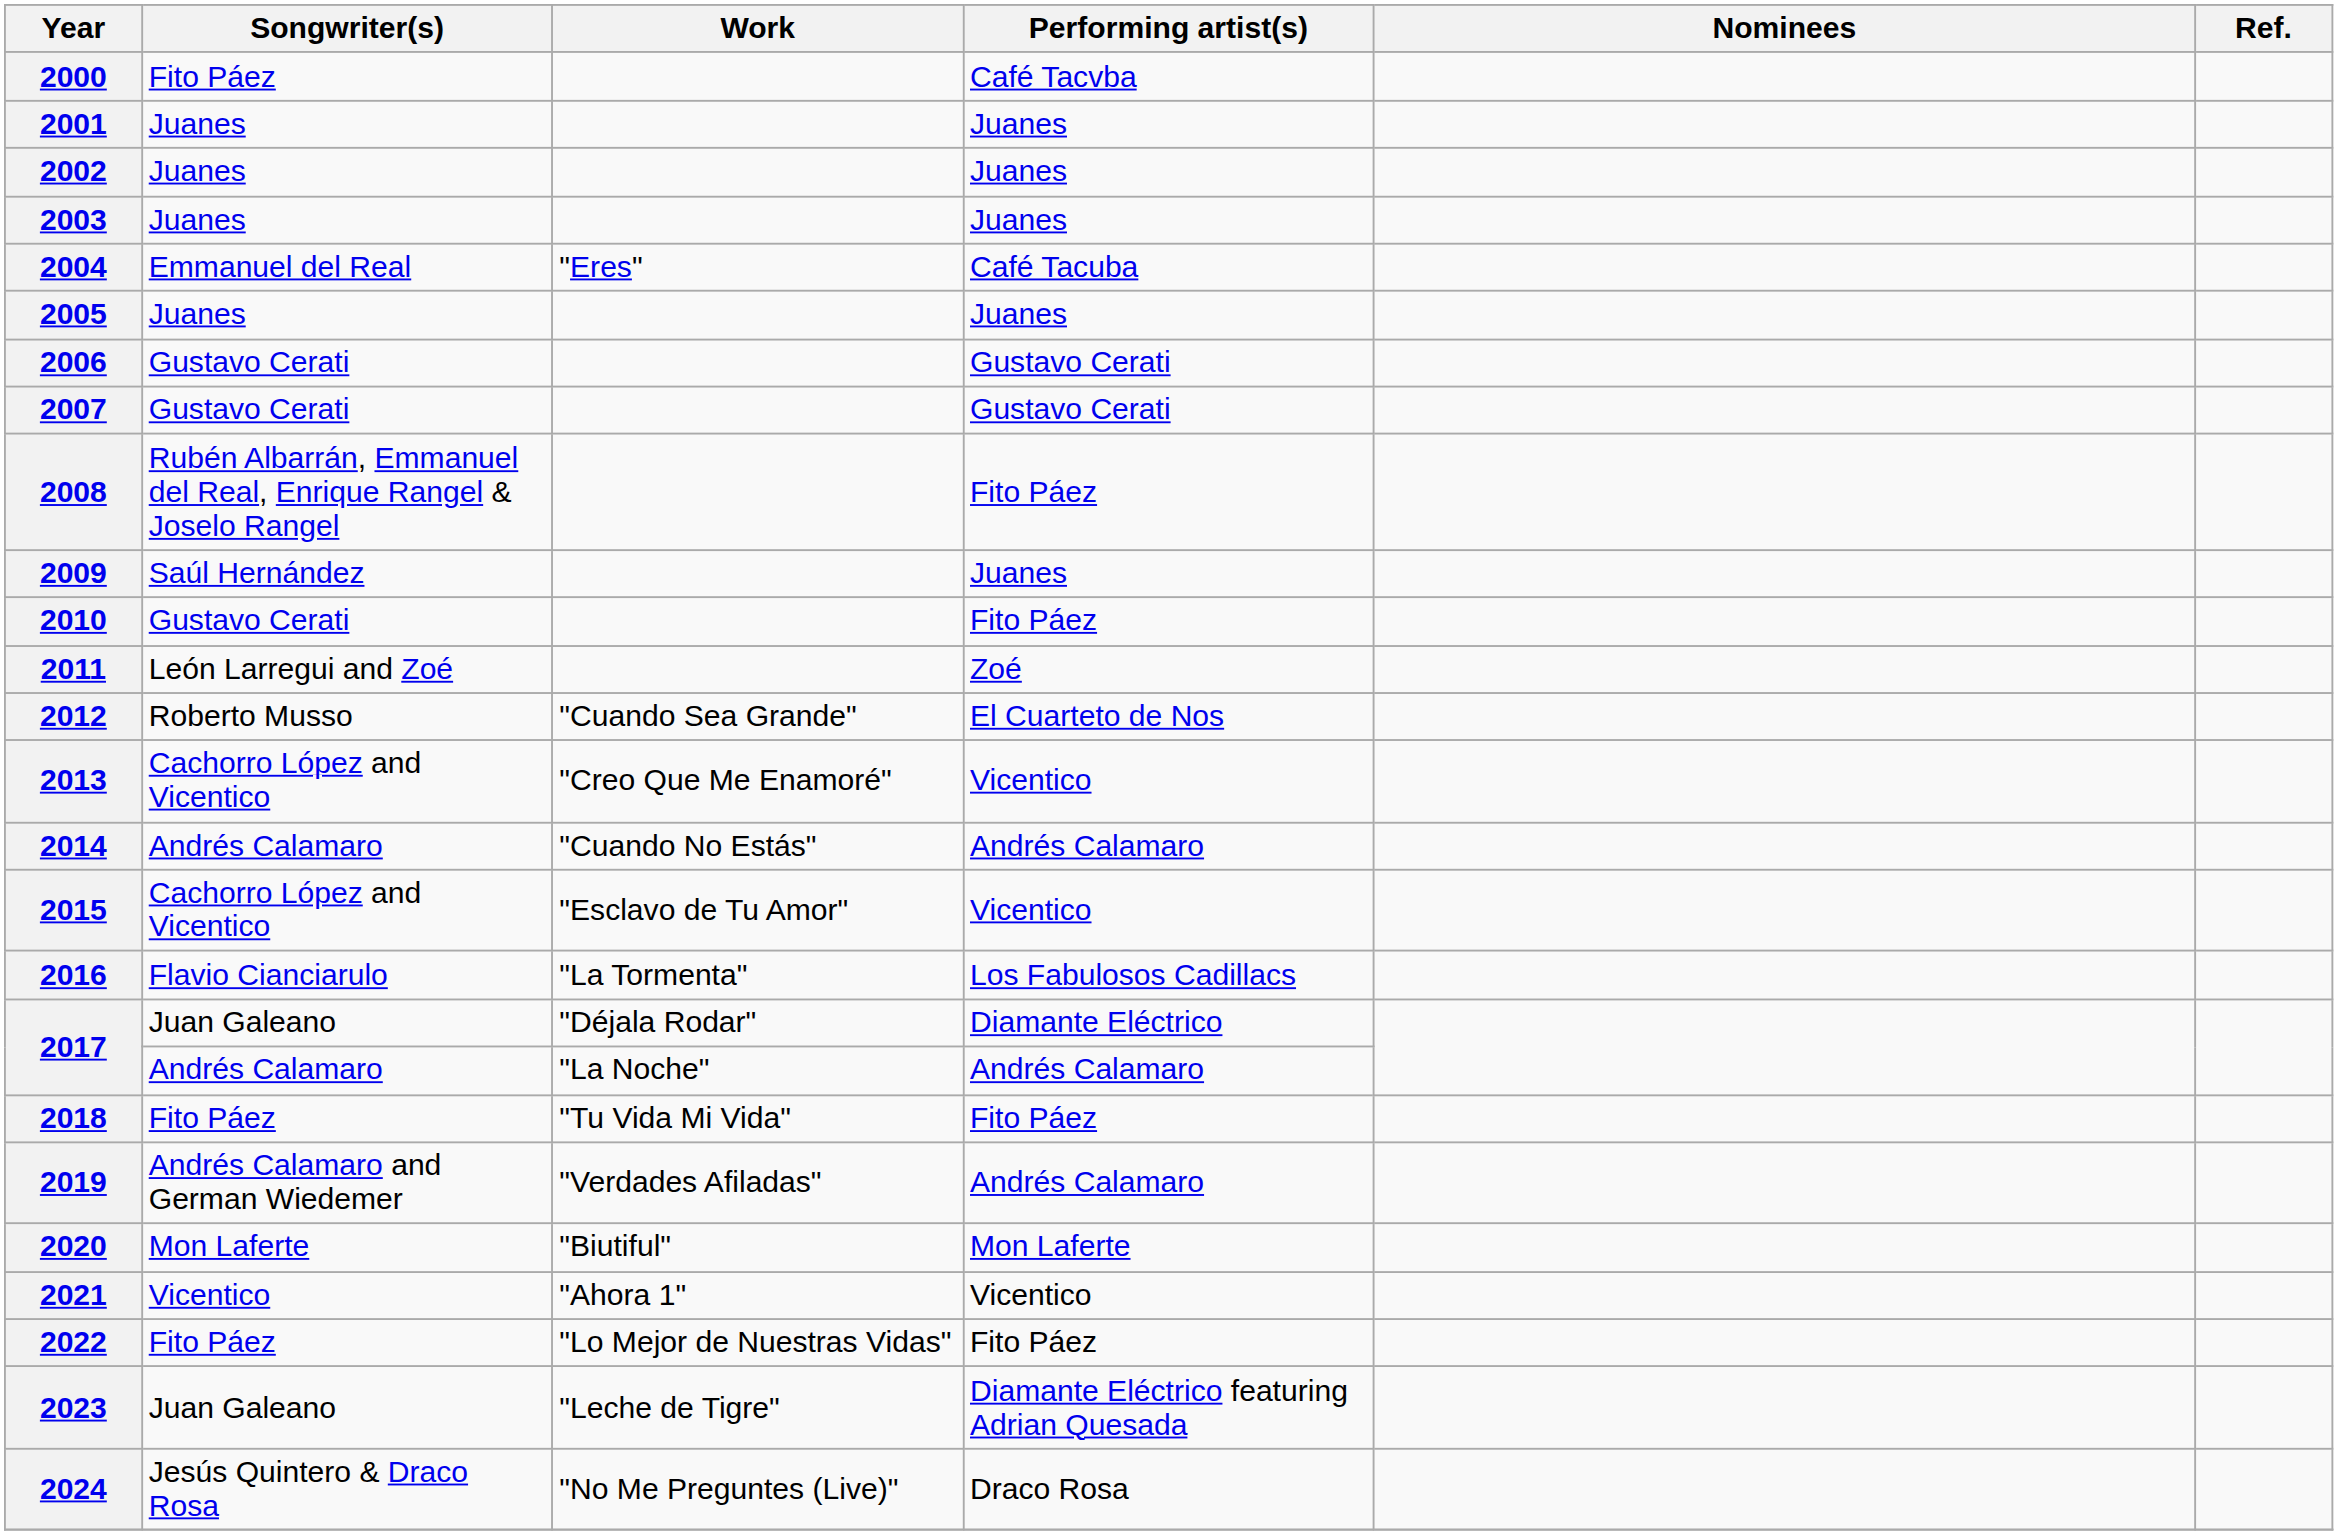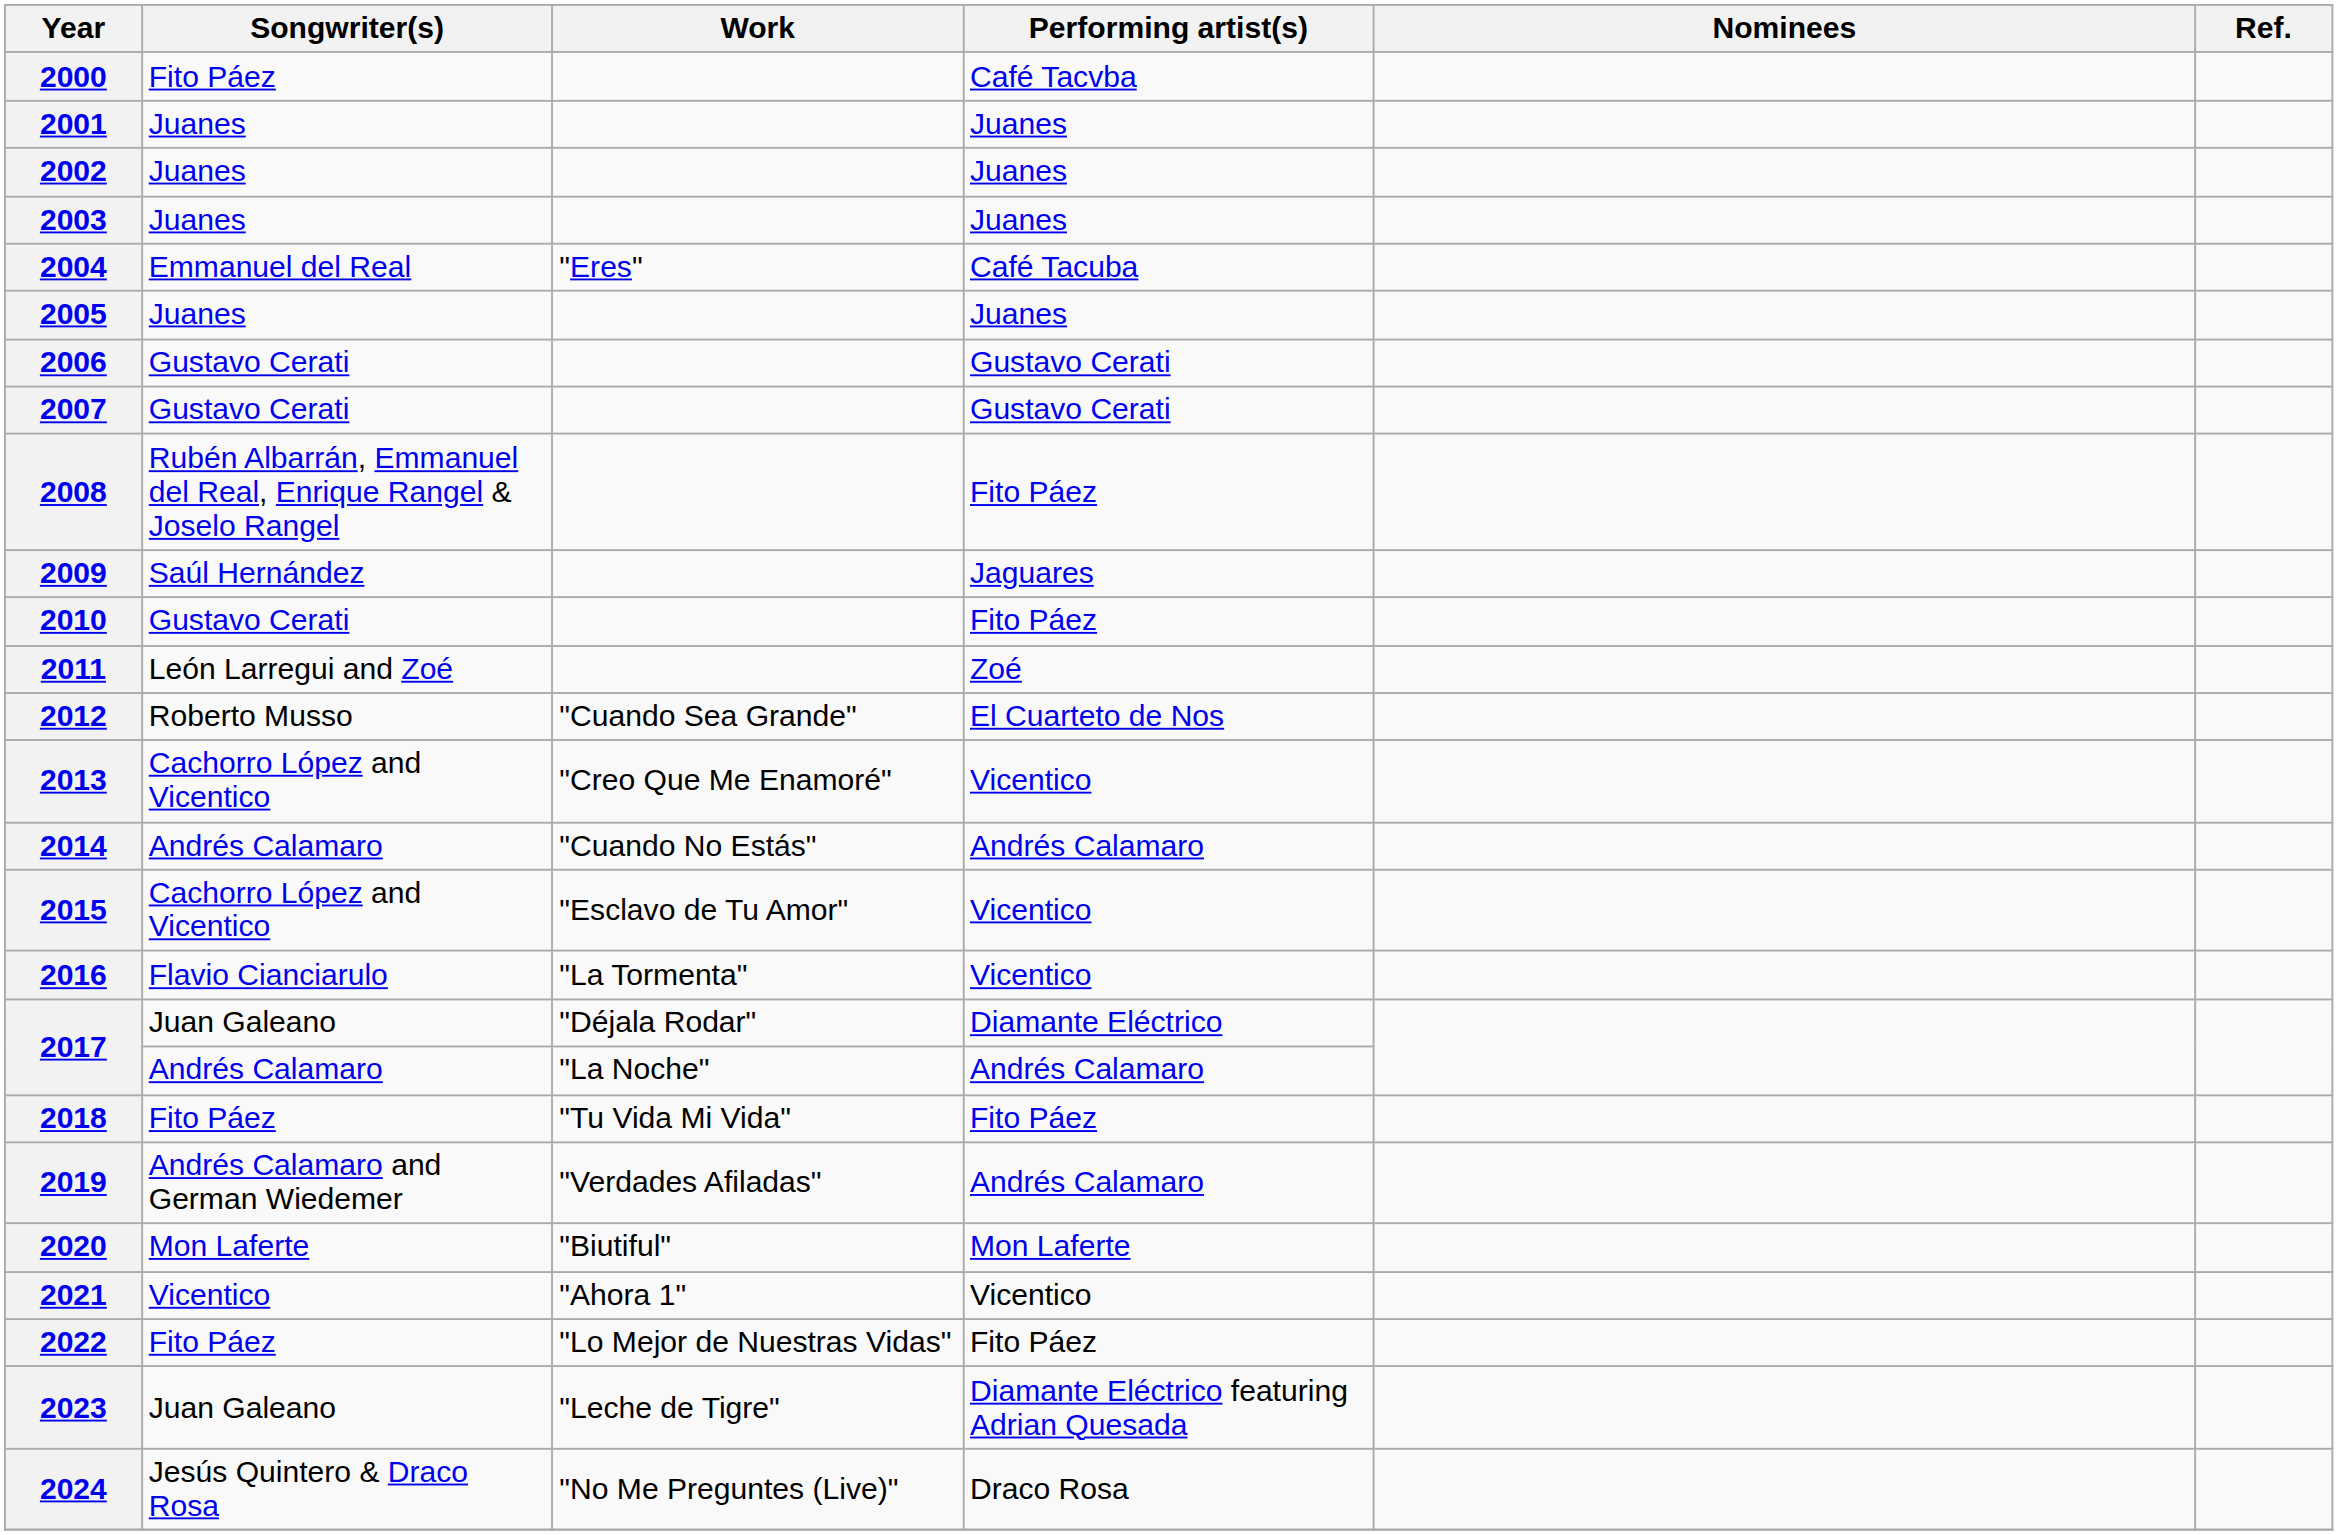(1018, 573) Juanes -> (1032, 573) Jaguares
(1133, 974) Los Fabulosos Cadillacs -> (1031, 974) Vicentico
